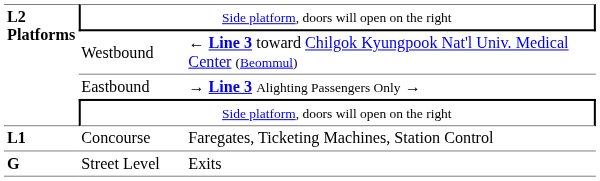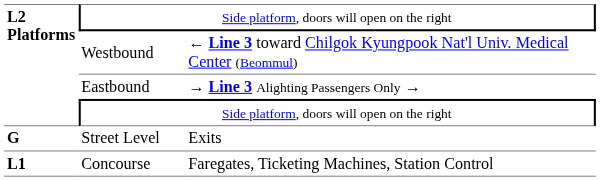rows swapped: (116, 138) <-> (121, 163)
